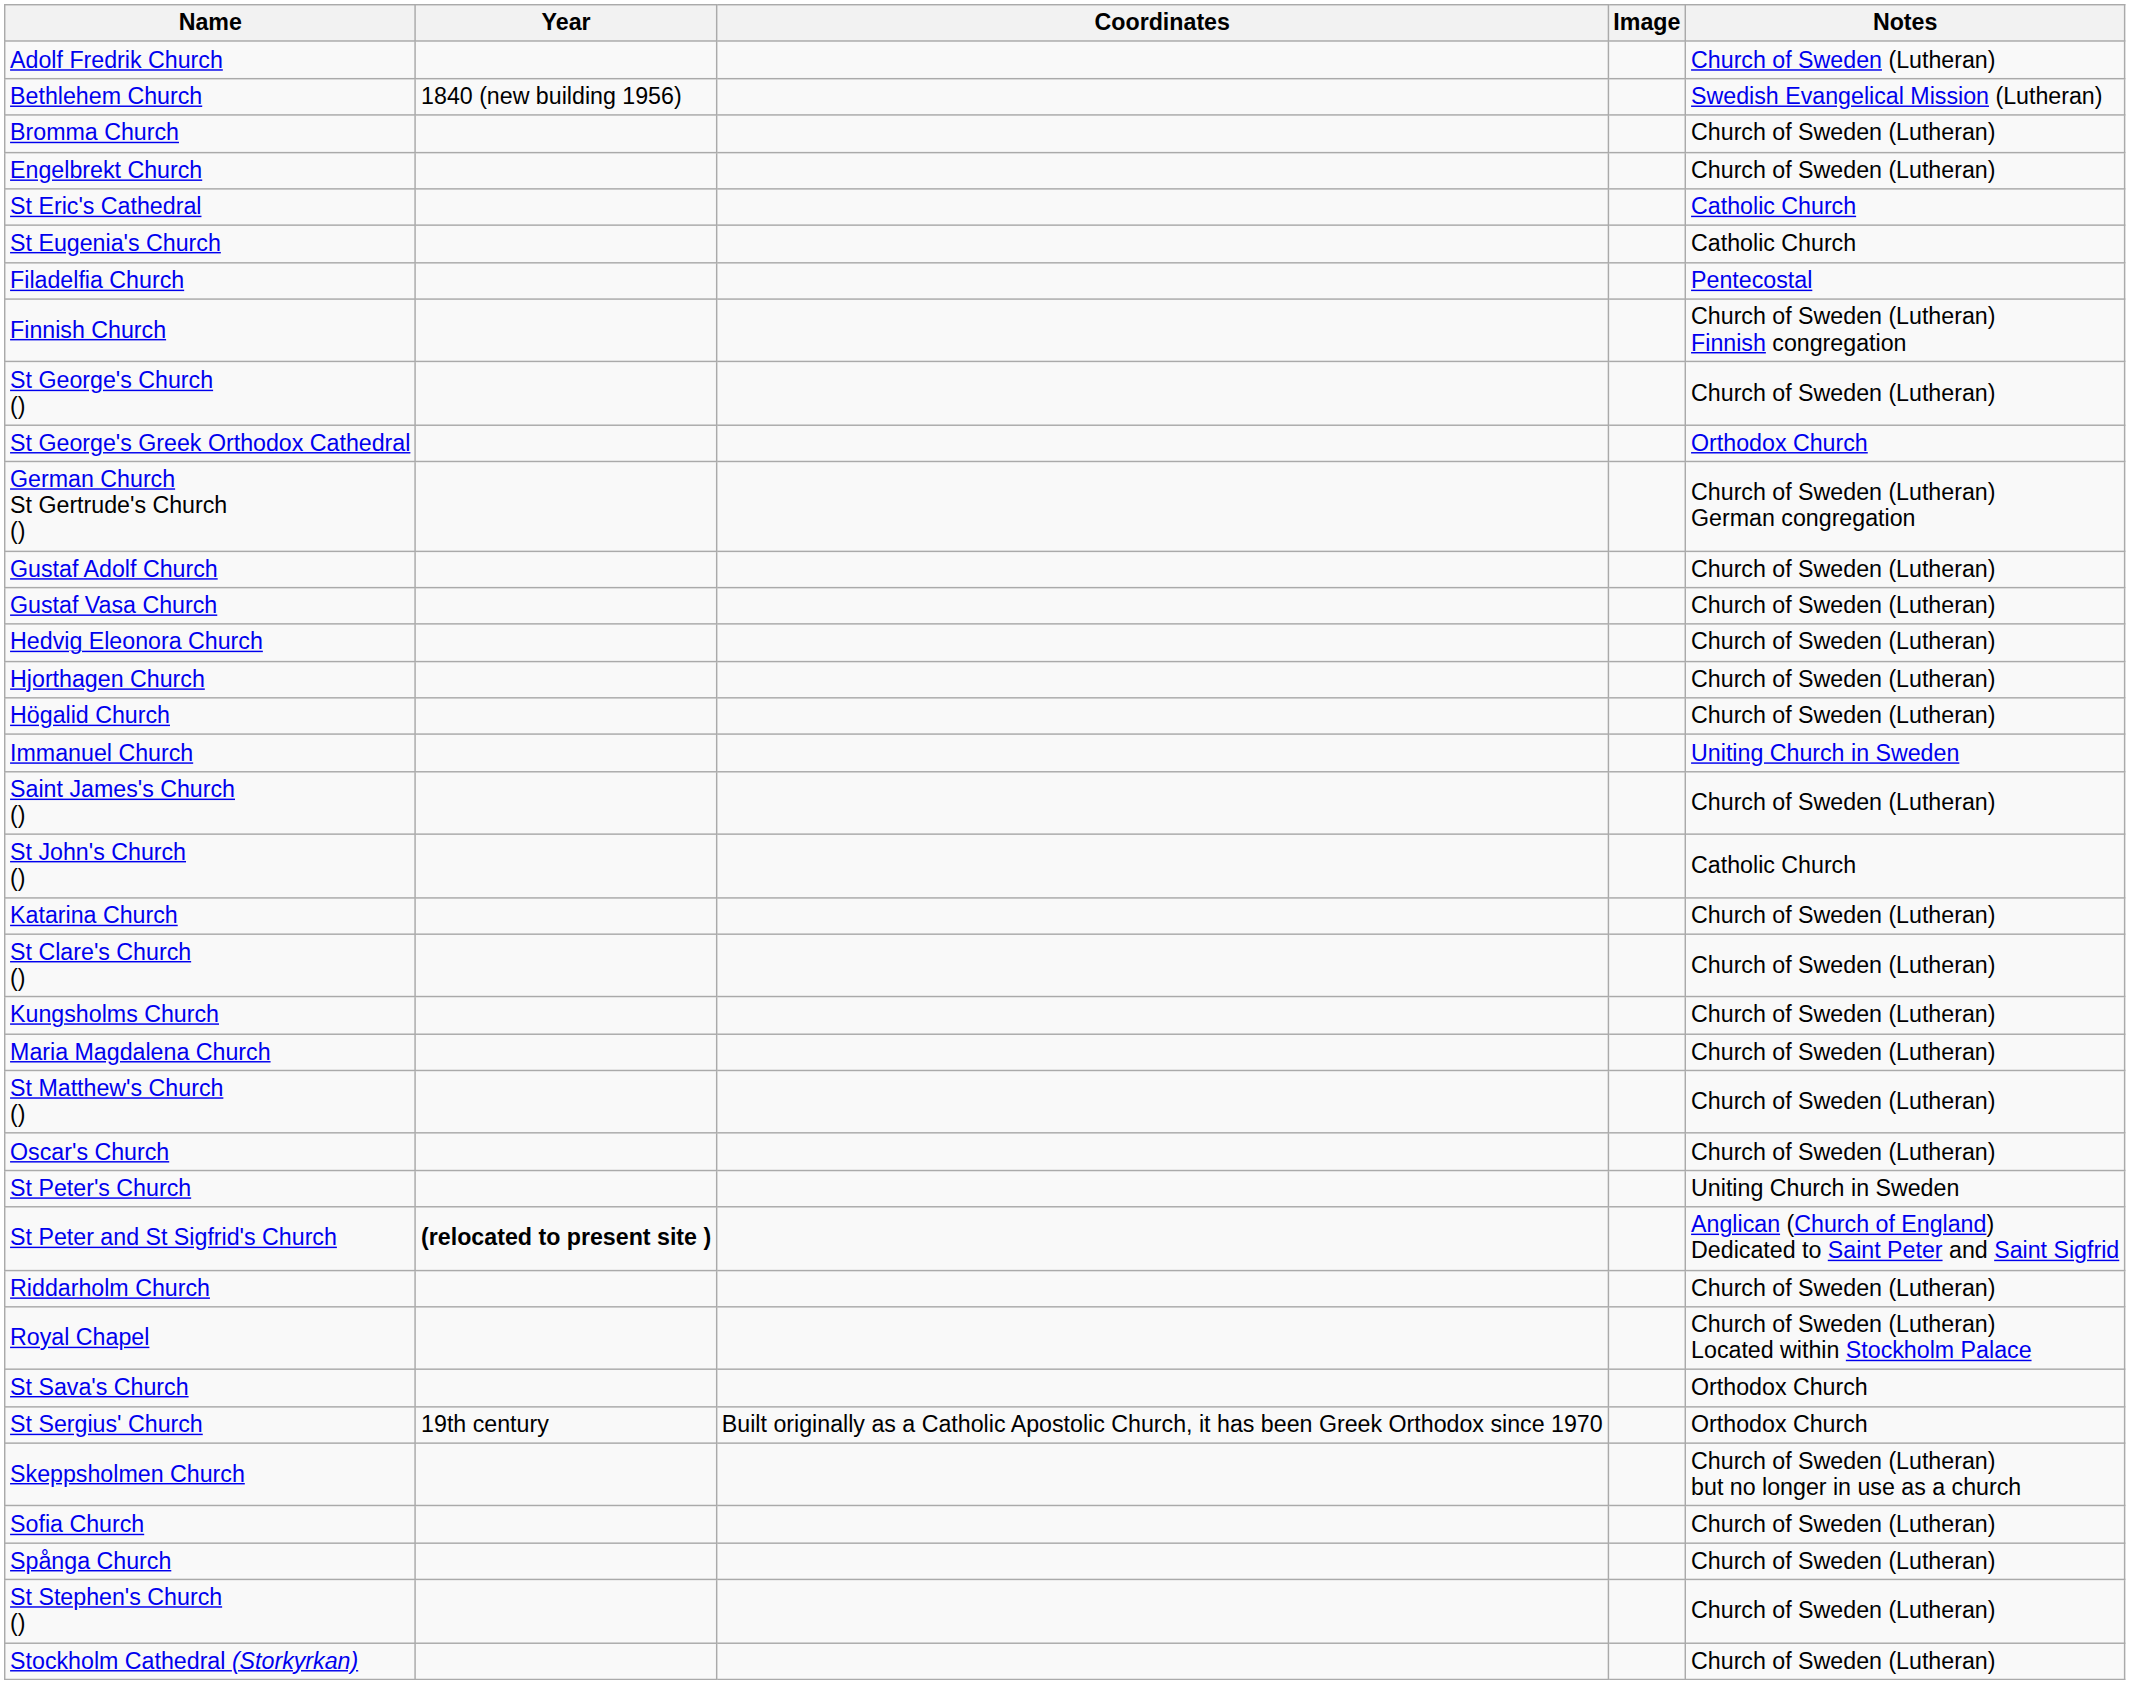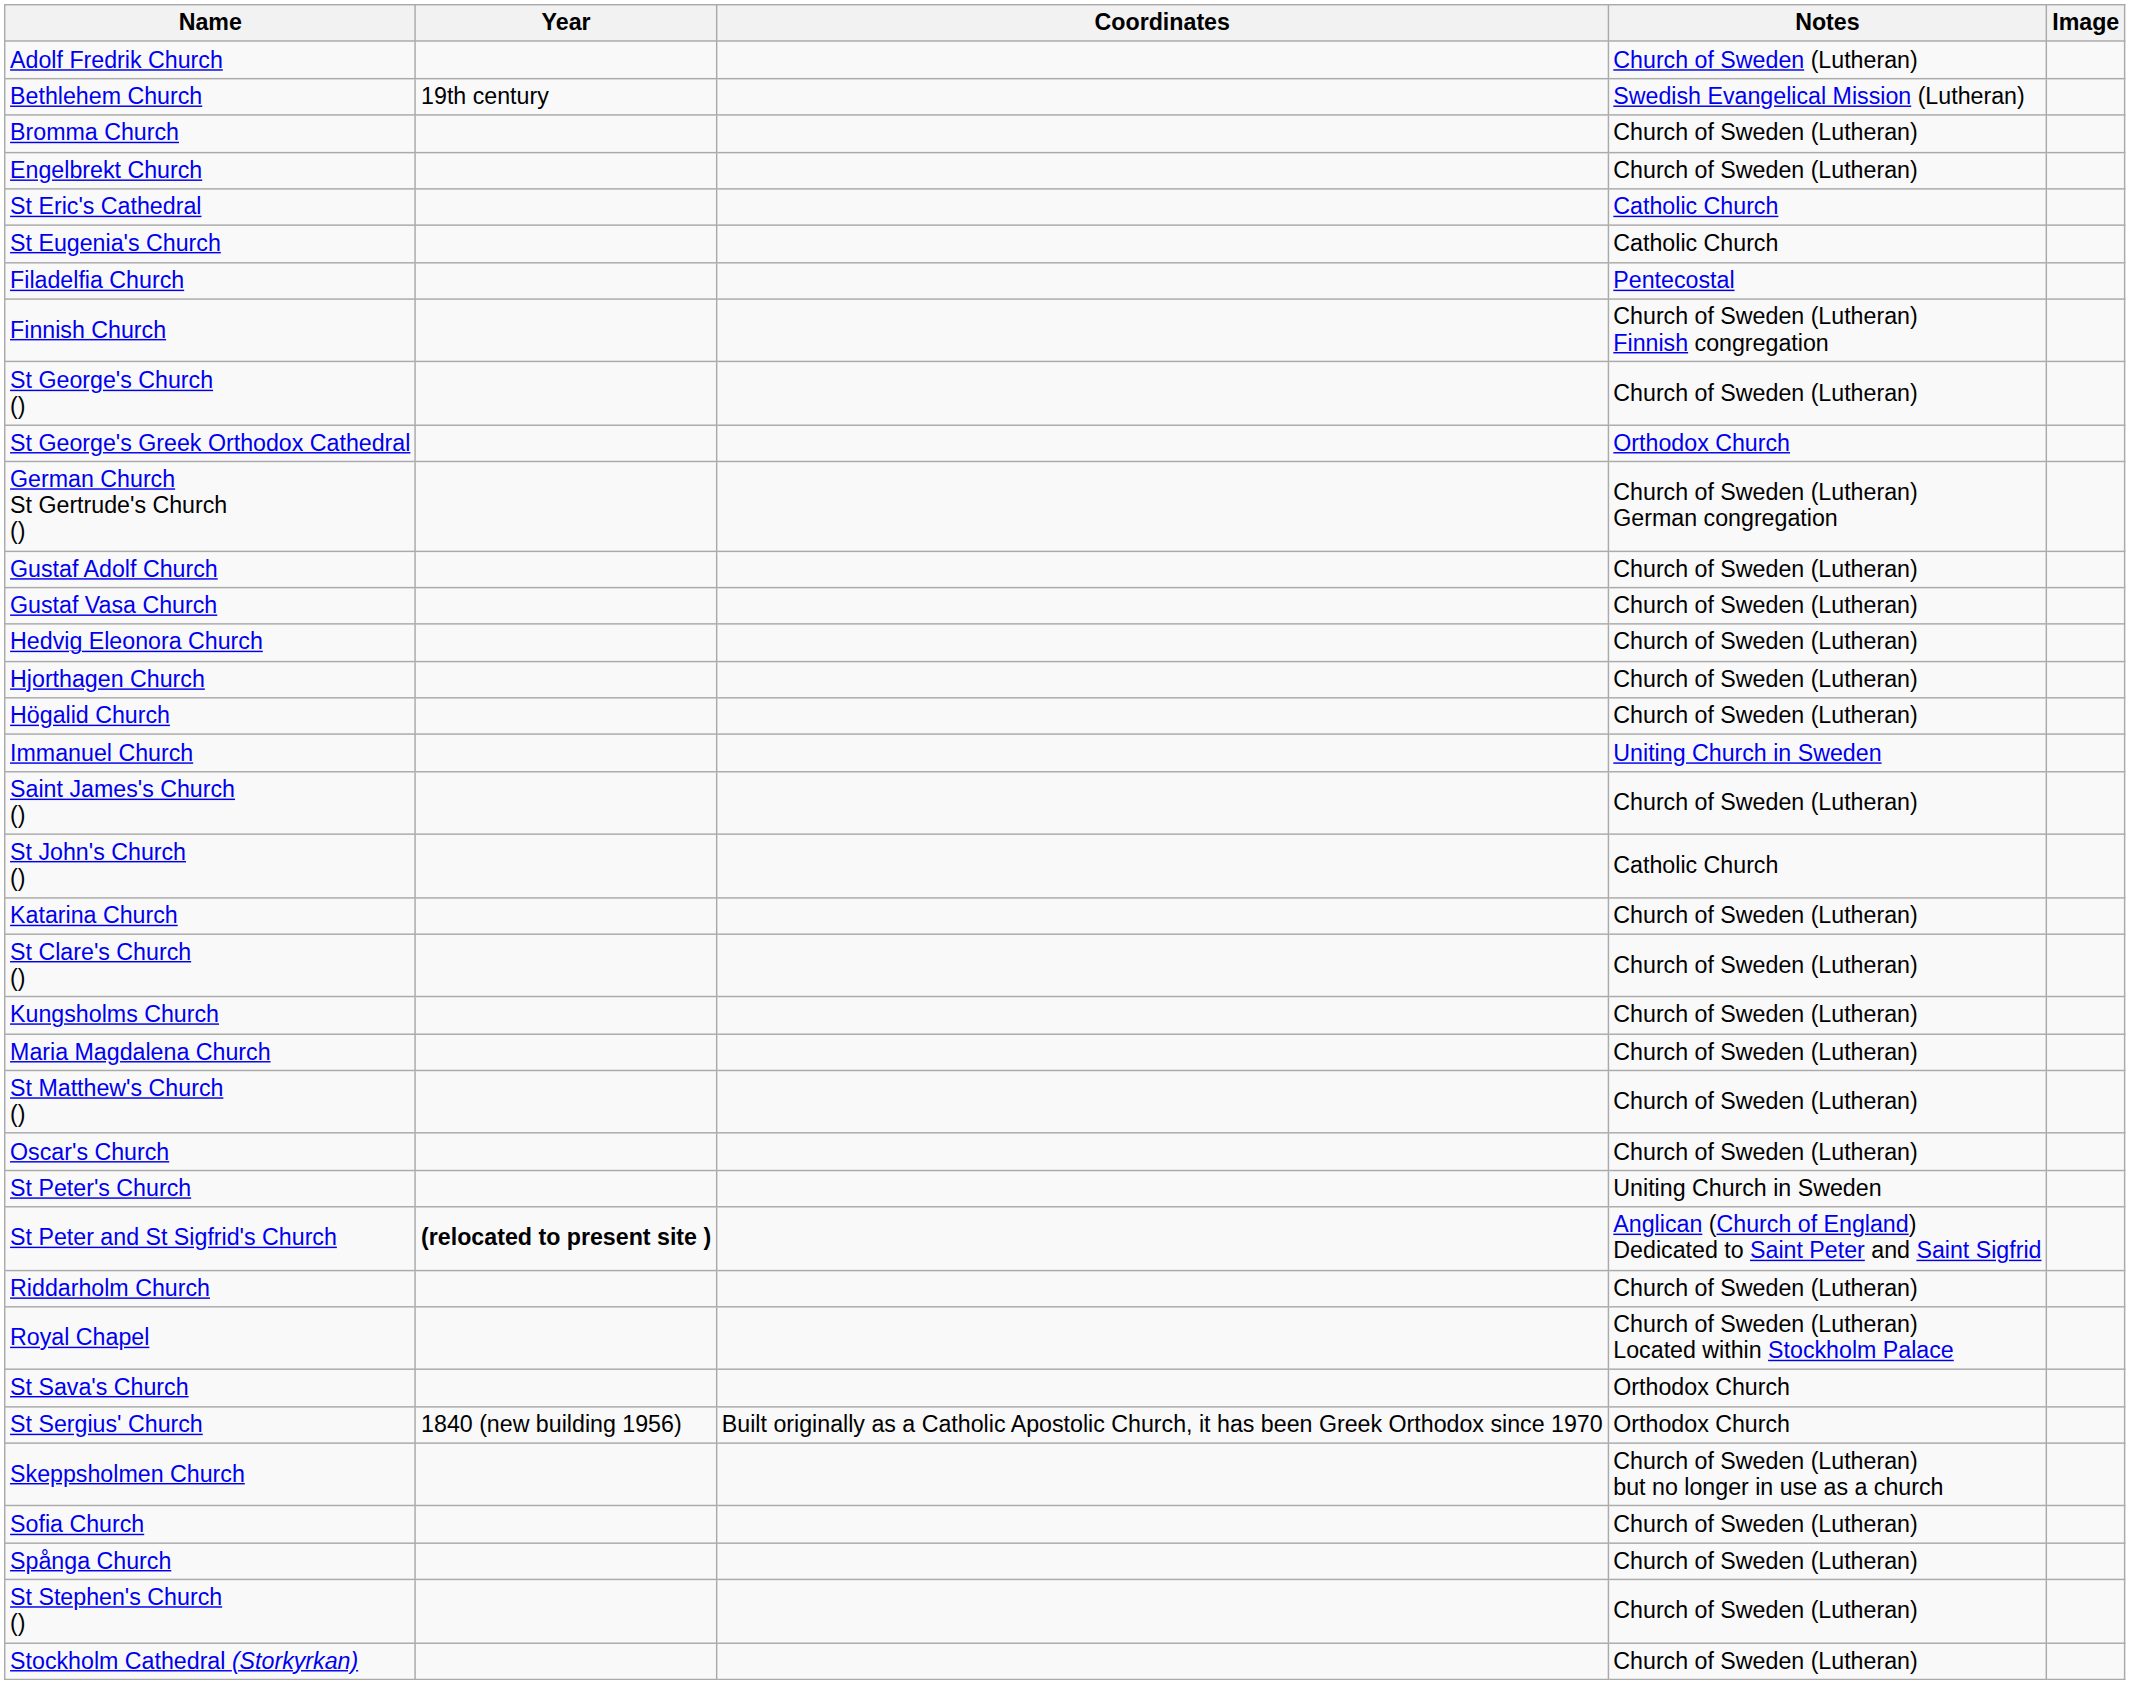columns swapped: (1647, 22) <-> (1905, 22)
(551, 96) 1840 (new building 1956) -> (485, 96) 19th century
(485, 1424) 19th century -> (551, 1424) 1840 (new building 1956)
